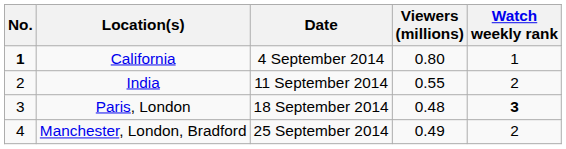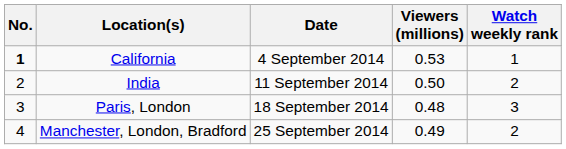(430, 58) 0.80 -> (430, 58) 0.53
(430, 82) 0.55 -> (430, 82) 0.50
(514, 107) bold -> (514, 107) normal
